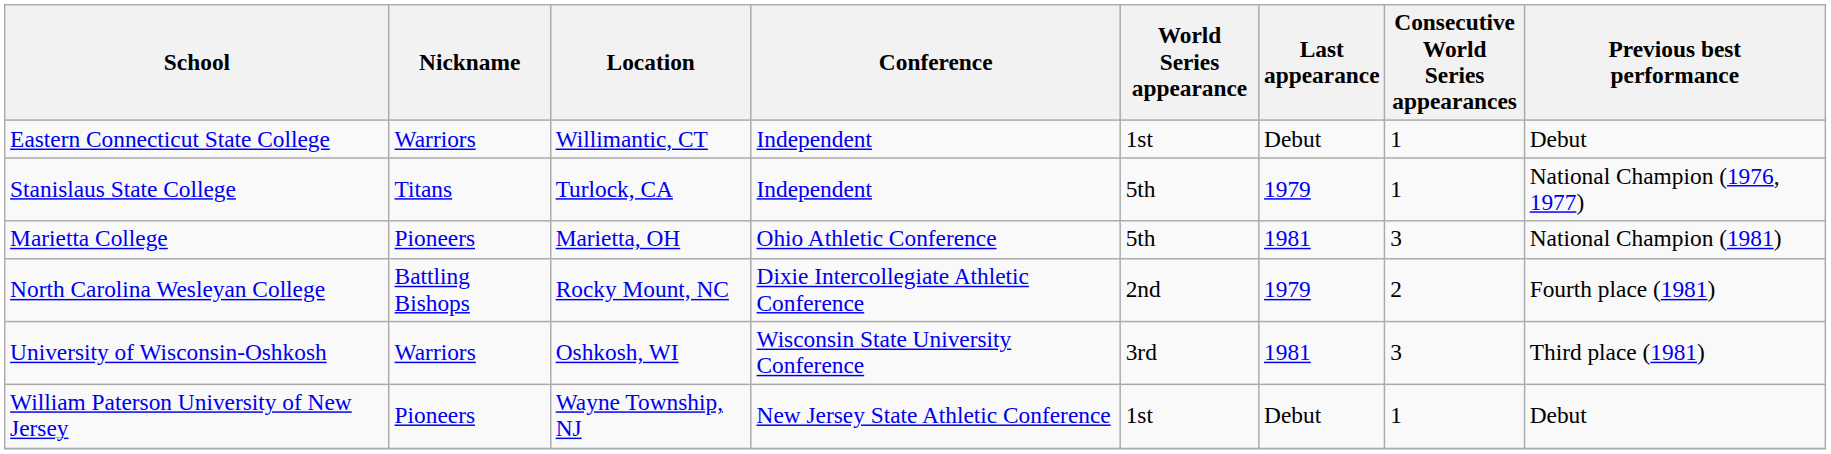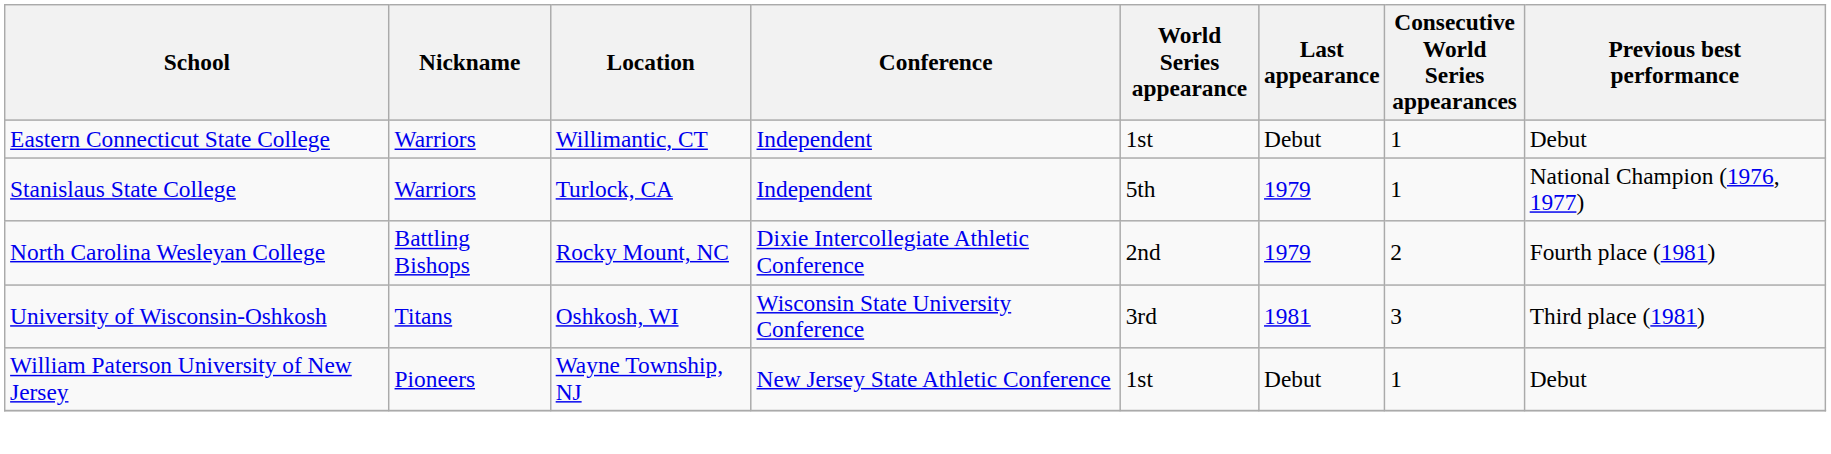(423, 189) Titans -> (435, 189) Warriors
- row: (89, 239)
(435, 352) Warriors -> (423, 315) Titans
